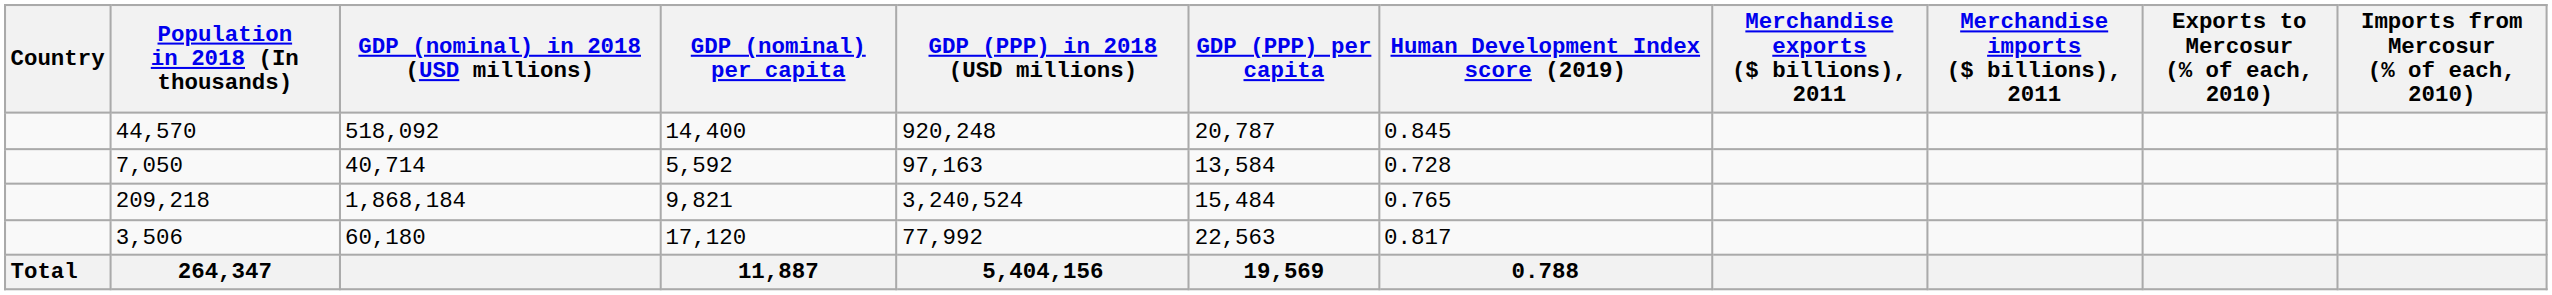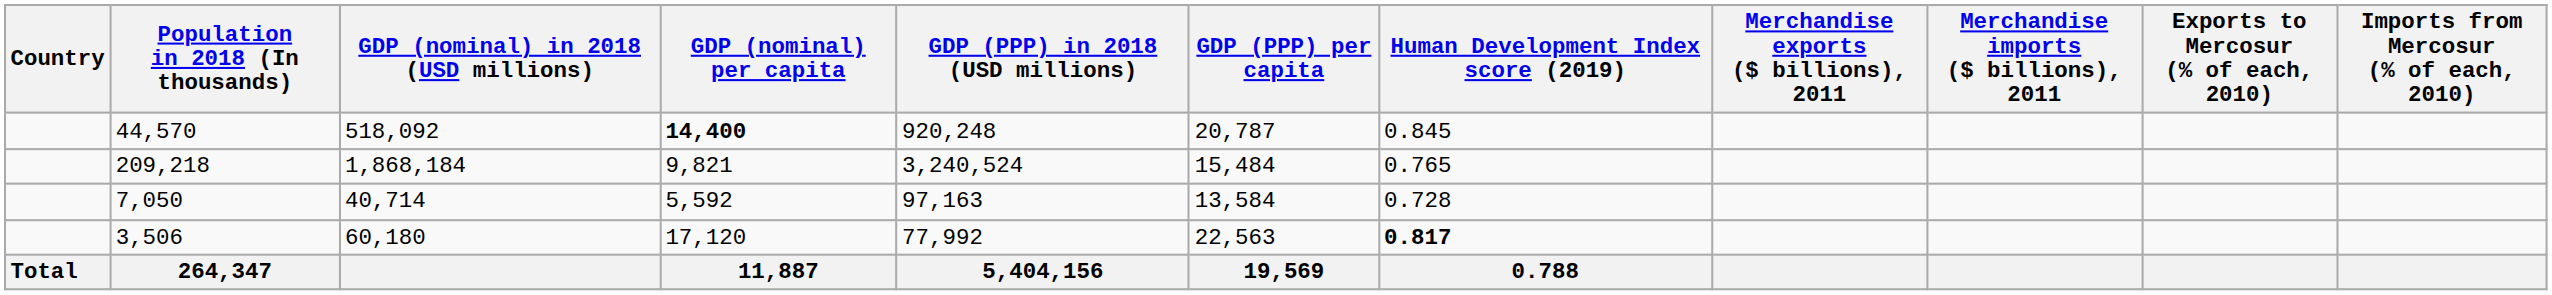(706, 131) normal -> (706, 131) bold
rows swapped: (163, 202) <-> (149, 166)
(1418, 237) normal -> (1418, 237) bold
